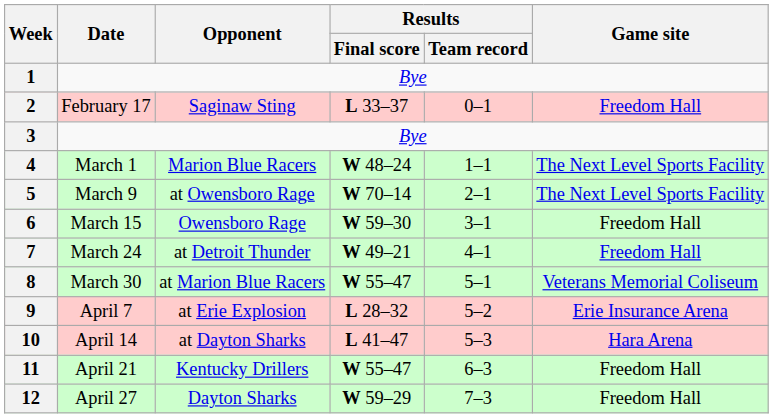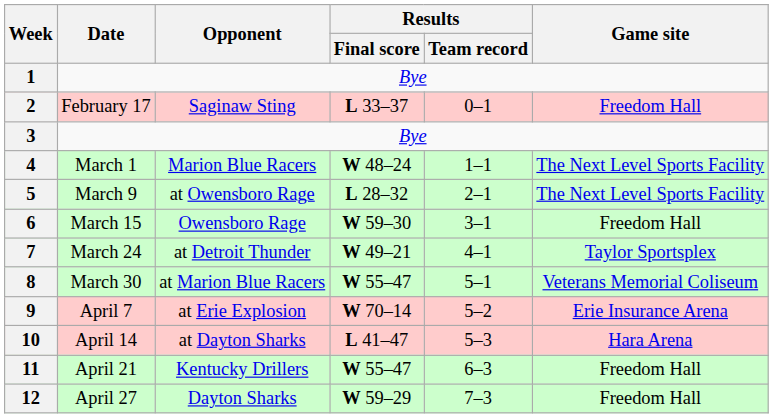(377, 194) W 70–14 -> (377, 194) L 28–32
(650, 252) Freedom Hall -> (650, 252) Taylor Sportsplex
(377, 310) L 28–32 -> (377, 310) W 70–14
